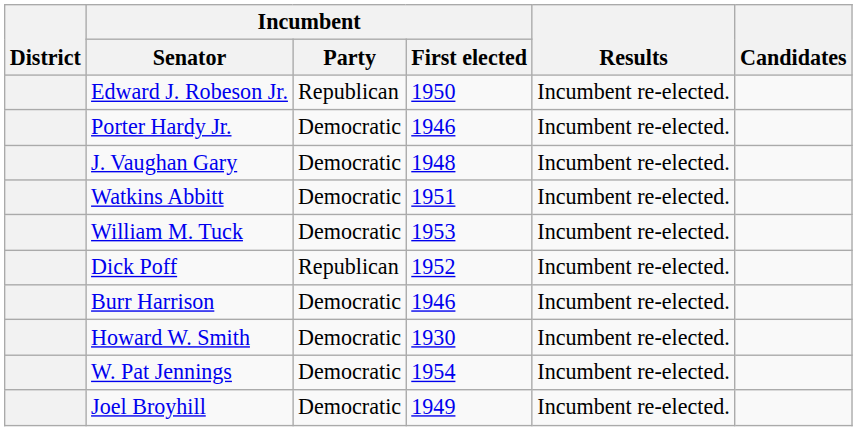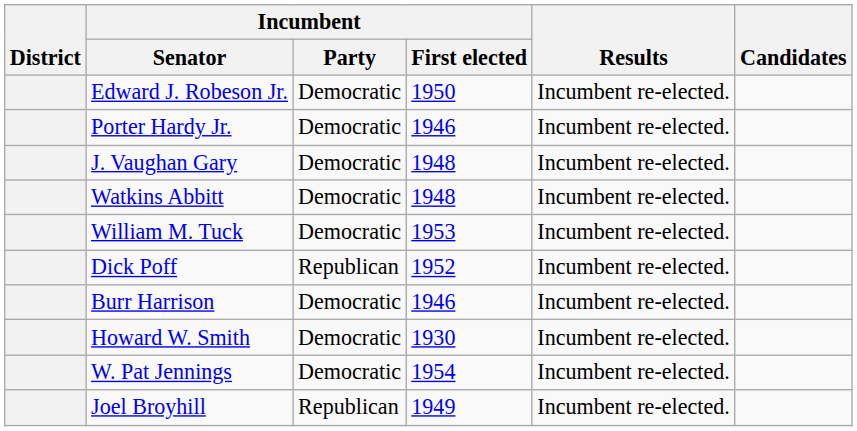(348, 92) Republican -> (350, 92) Democratic
(433, 197) 1951 -> (433, 197) 1948
(350, 407) Democratic -> (348, 407) Republican
